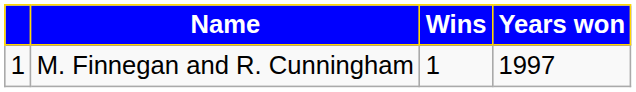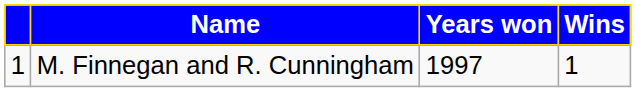columns swapped: (456, 24) <-> (562, 24)
